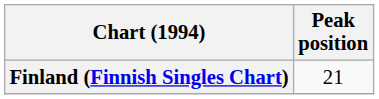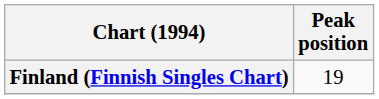(333, 76) 21 -> (333, 76) 19
